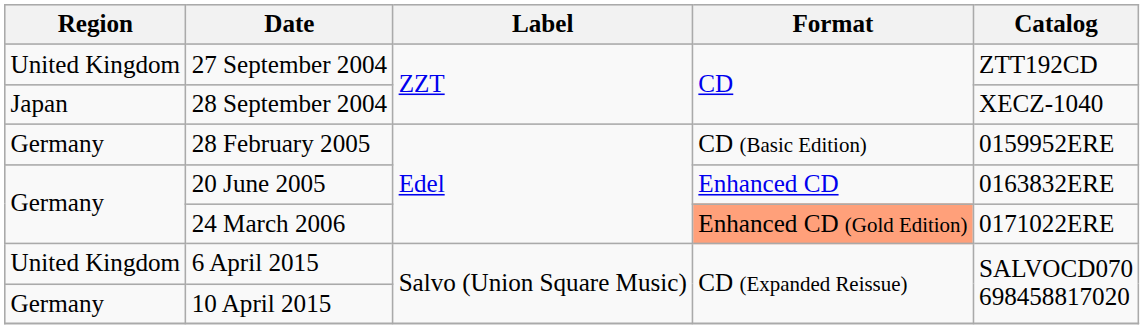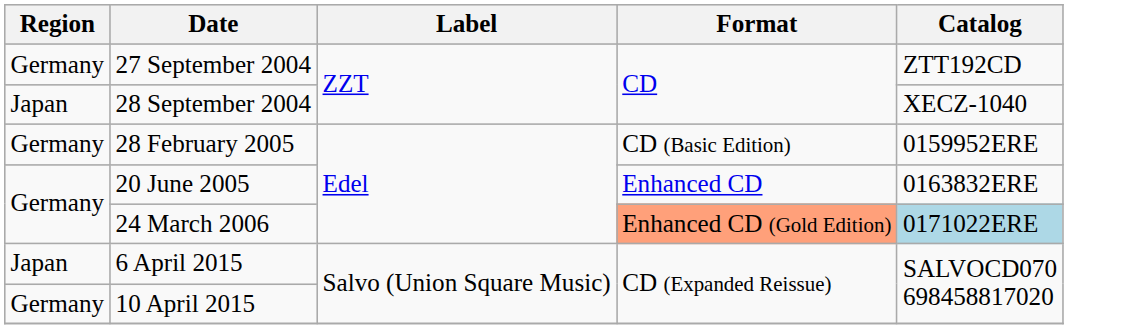(95, 64) United Kingdom -> (57, 64) Germany
(1047, 223) no background -> (971, 223) lightblue background
(95, 263) United Kingdom -> (39, 263) Japan
